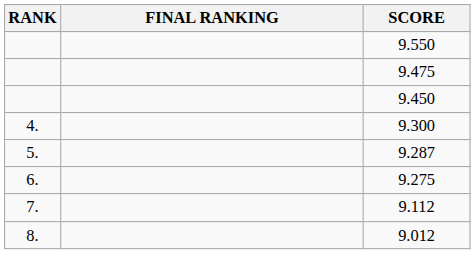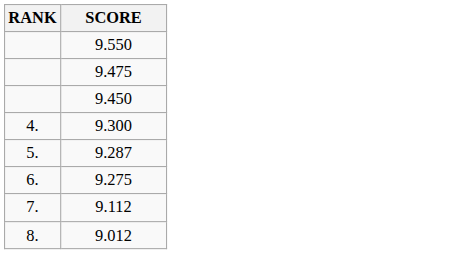- column: (212, 18)
